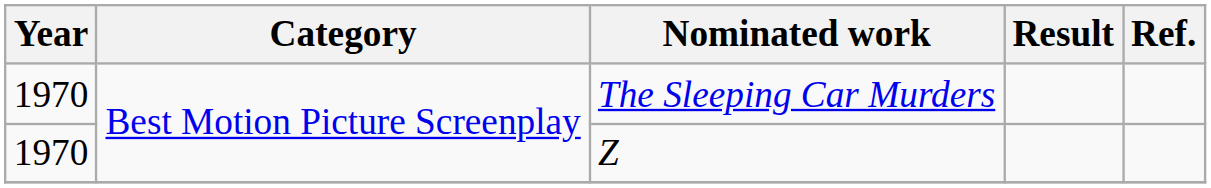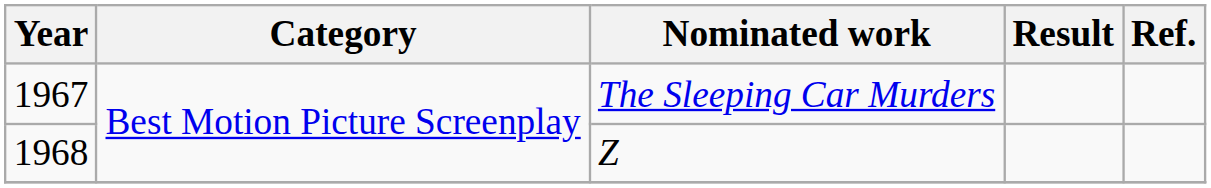(51, 93) 1970 -> (51, 93) 1967
(51, 152) 1970 -> (51, 152) 1968
